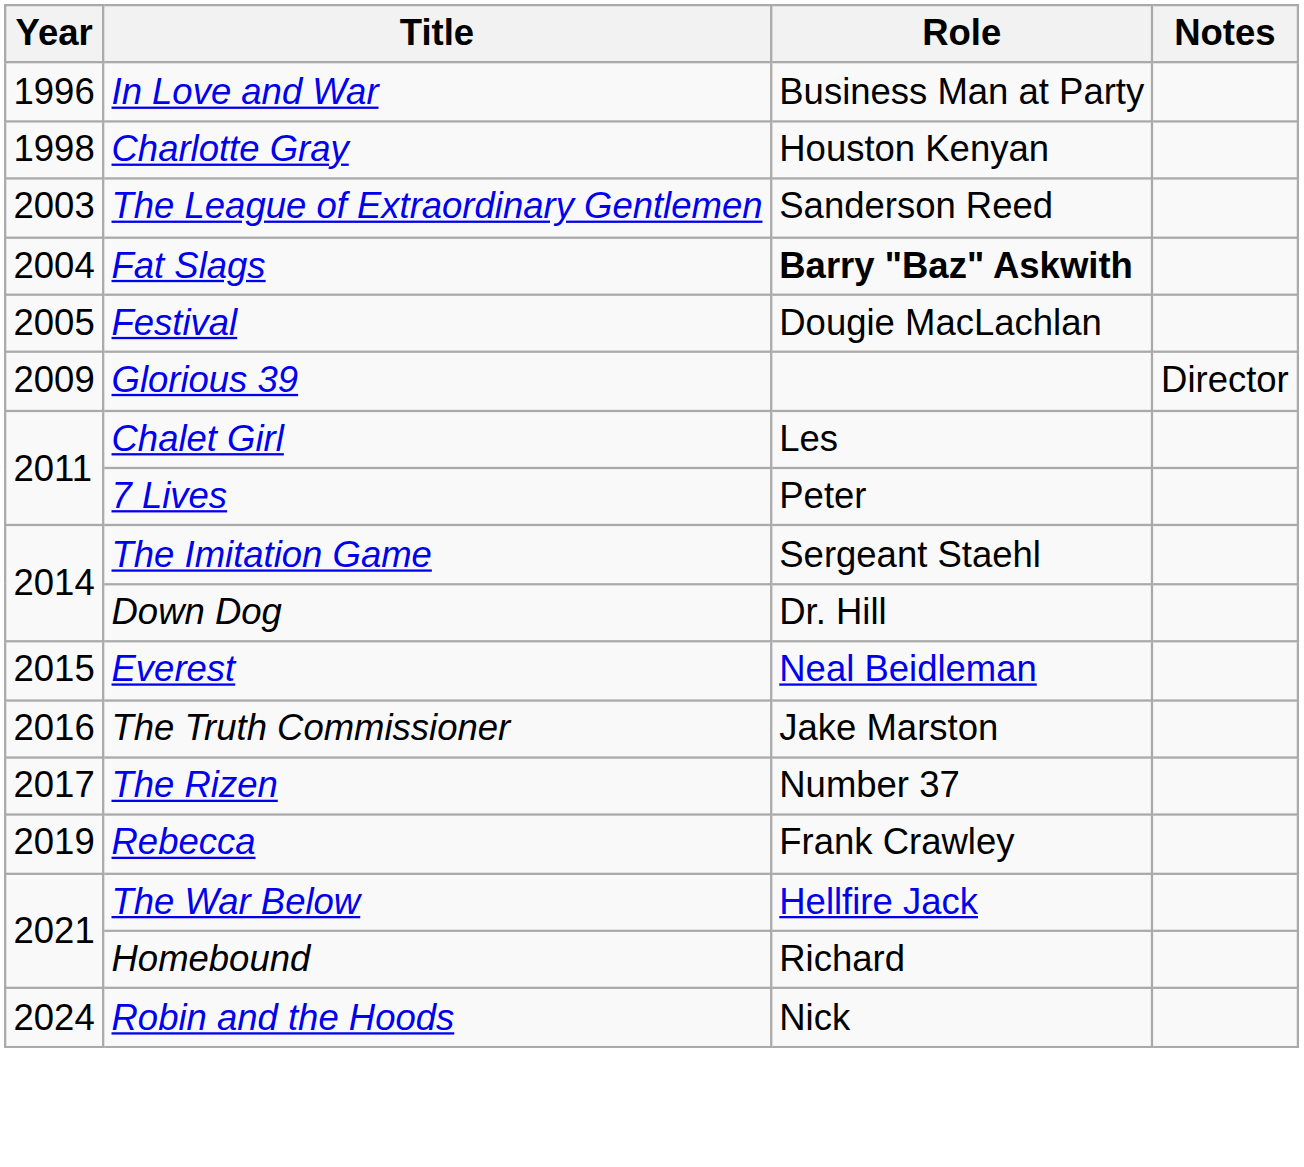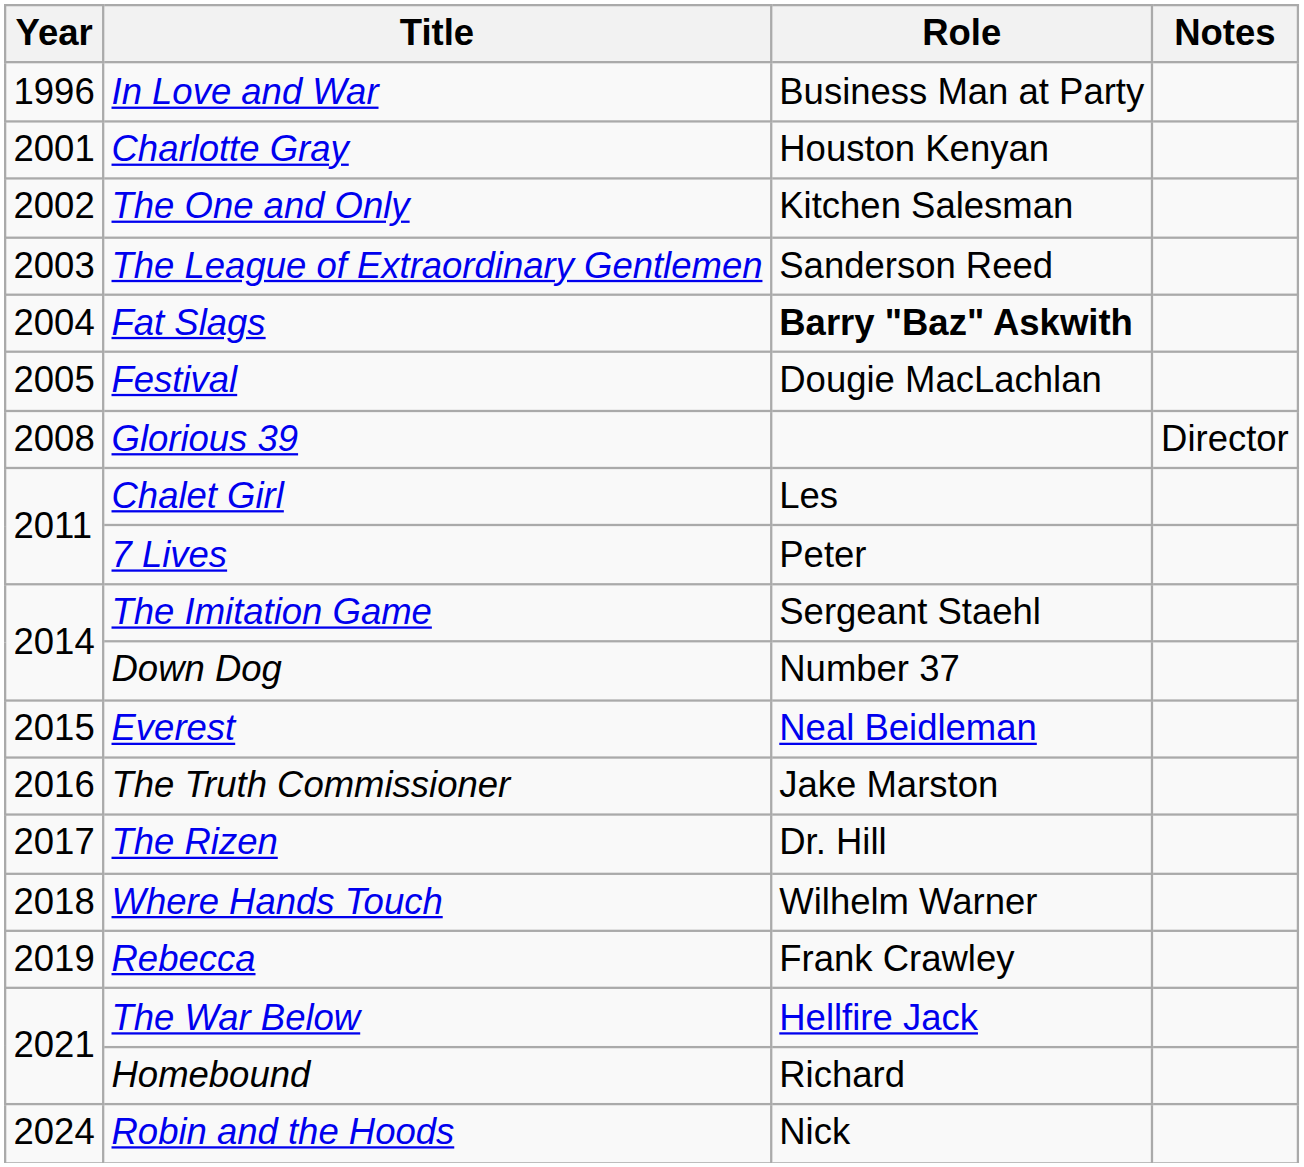(54, 149) 1998 -> (54, 149) 2001
+ row: (261, 206)
(54, 380) 2009 -> (54, 438) 2008
(833, 611) Dr. Hill -> (870, 669) Number 37
(870, 785) Number 37 -> (833, 843) Dr. Hill
+ row: (277, 901)
